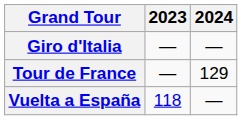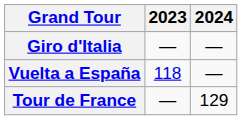rows swapped: (74, 73) <-> (74, 100)
